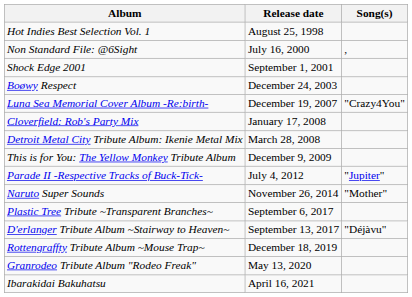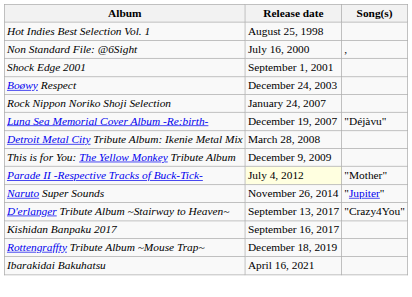+ row: (89, 103)
(375, 103) "Crazy4You" -> (365, 121) "Déjàvu"
- row: (73, 121)
(276, 175) no background -> (276, 175) lightyellow background
(364, 175) "Jupiter" -> (366, 175) "Mother"
(366, 193) "Mother" -> (364, 193) "Jupiter"
- row: (110, 211)
(365, 229) "Déjàvu" -> (375, 211) "Crazy4You"
+ row: (62, 229)
- row: (101, 265)
